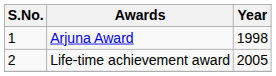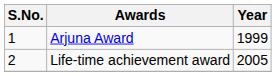(252, 37) 1998 -> (252, 37) 1999
